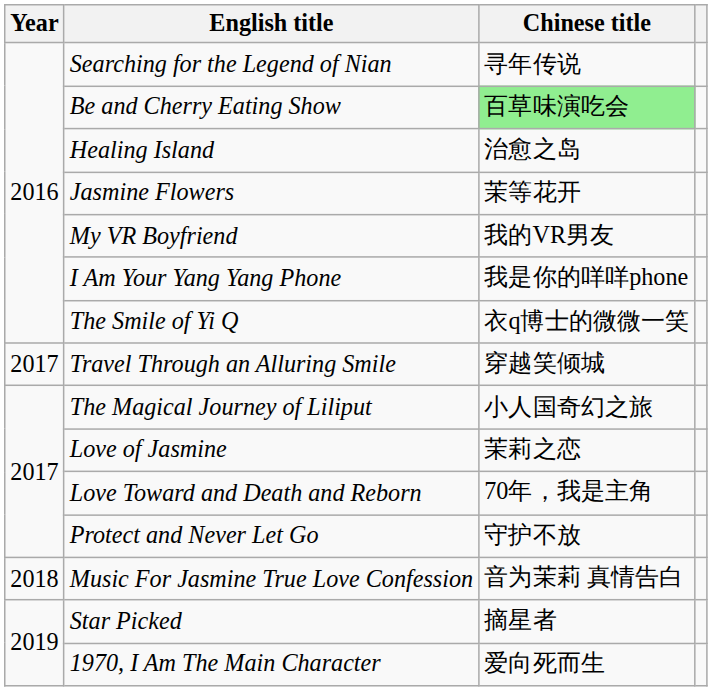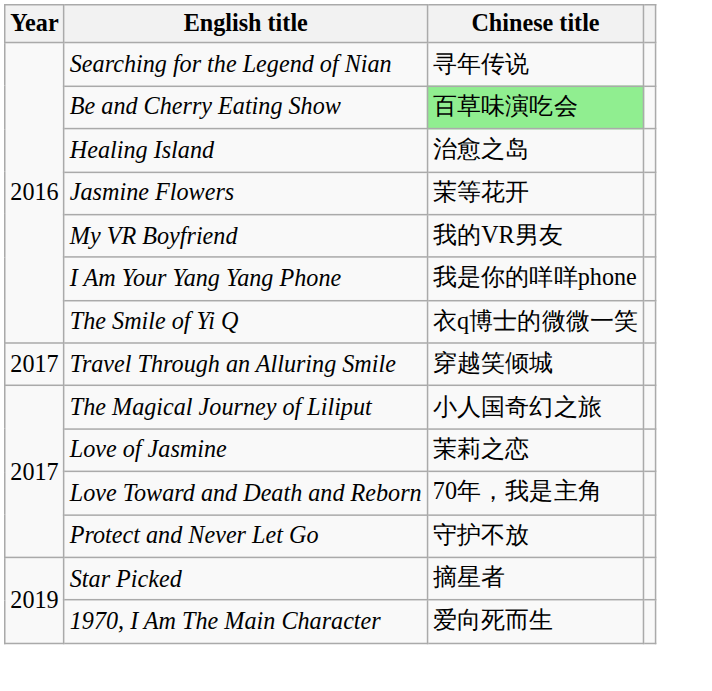- row: (271, 578)
